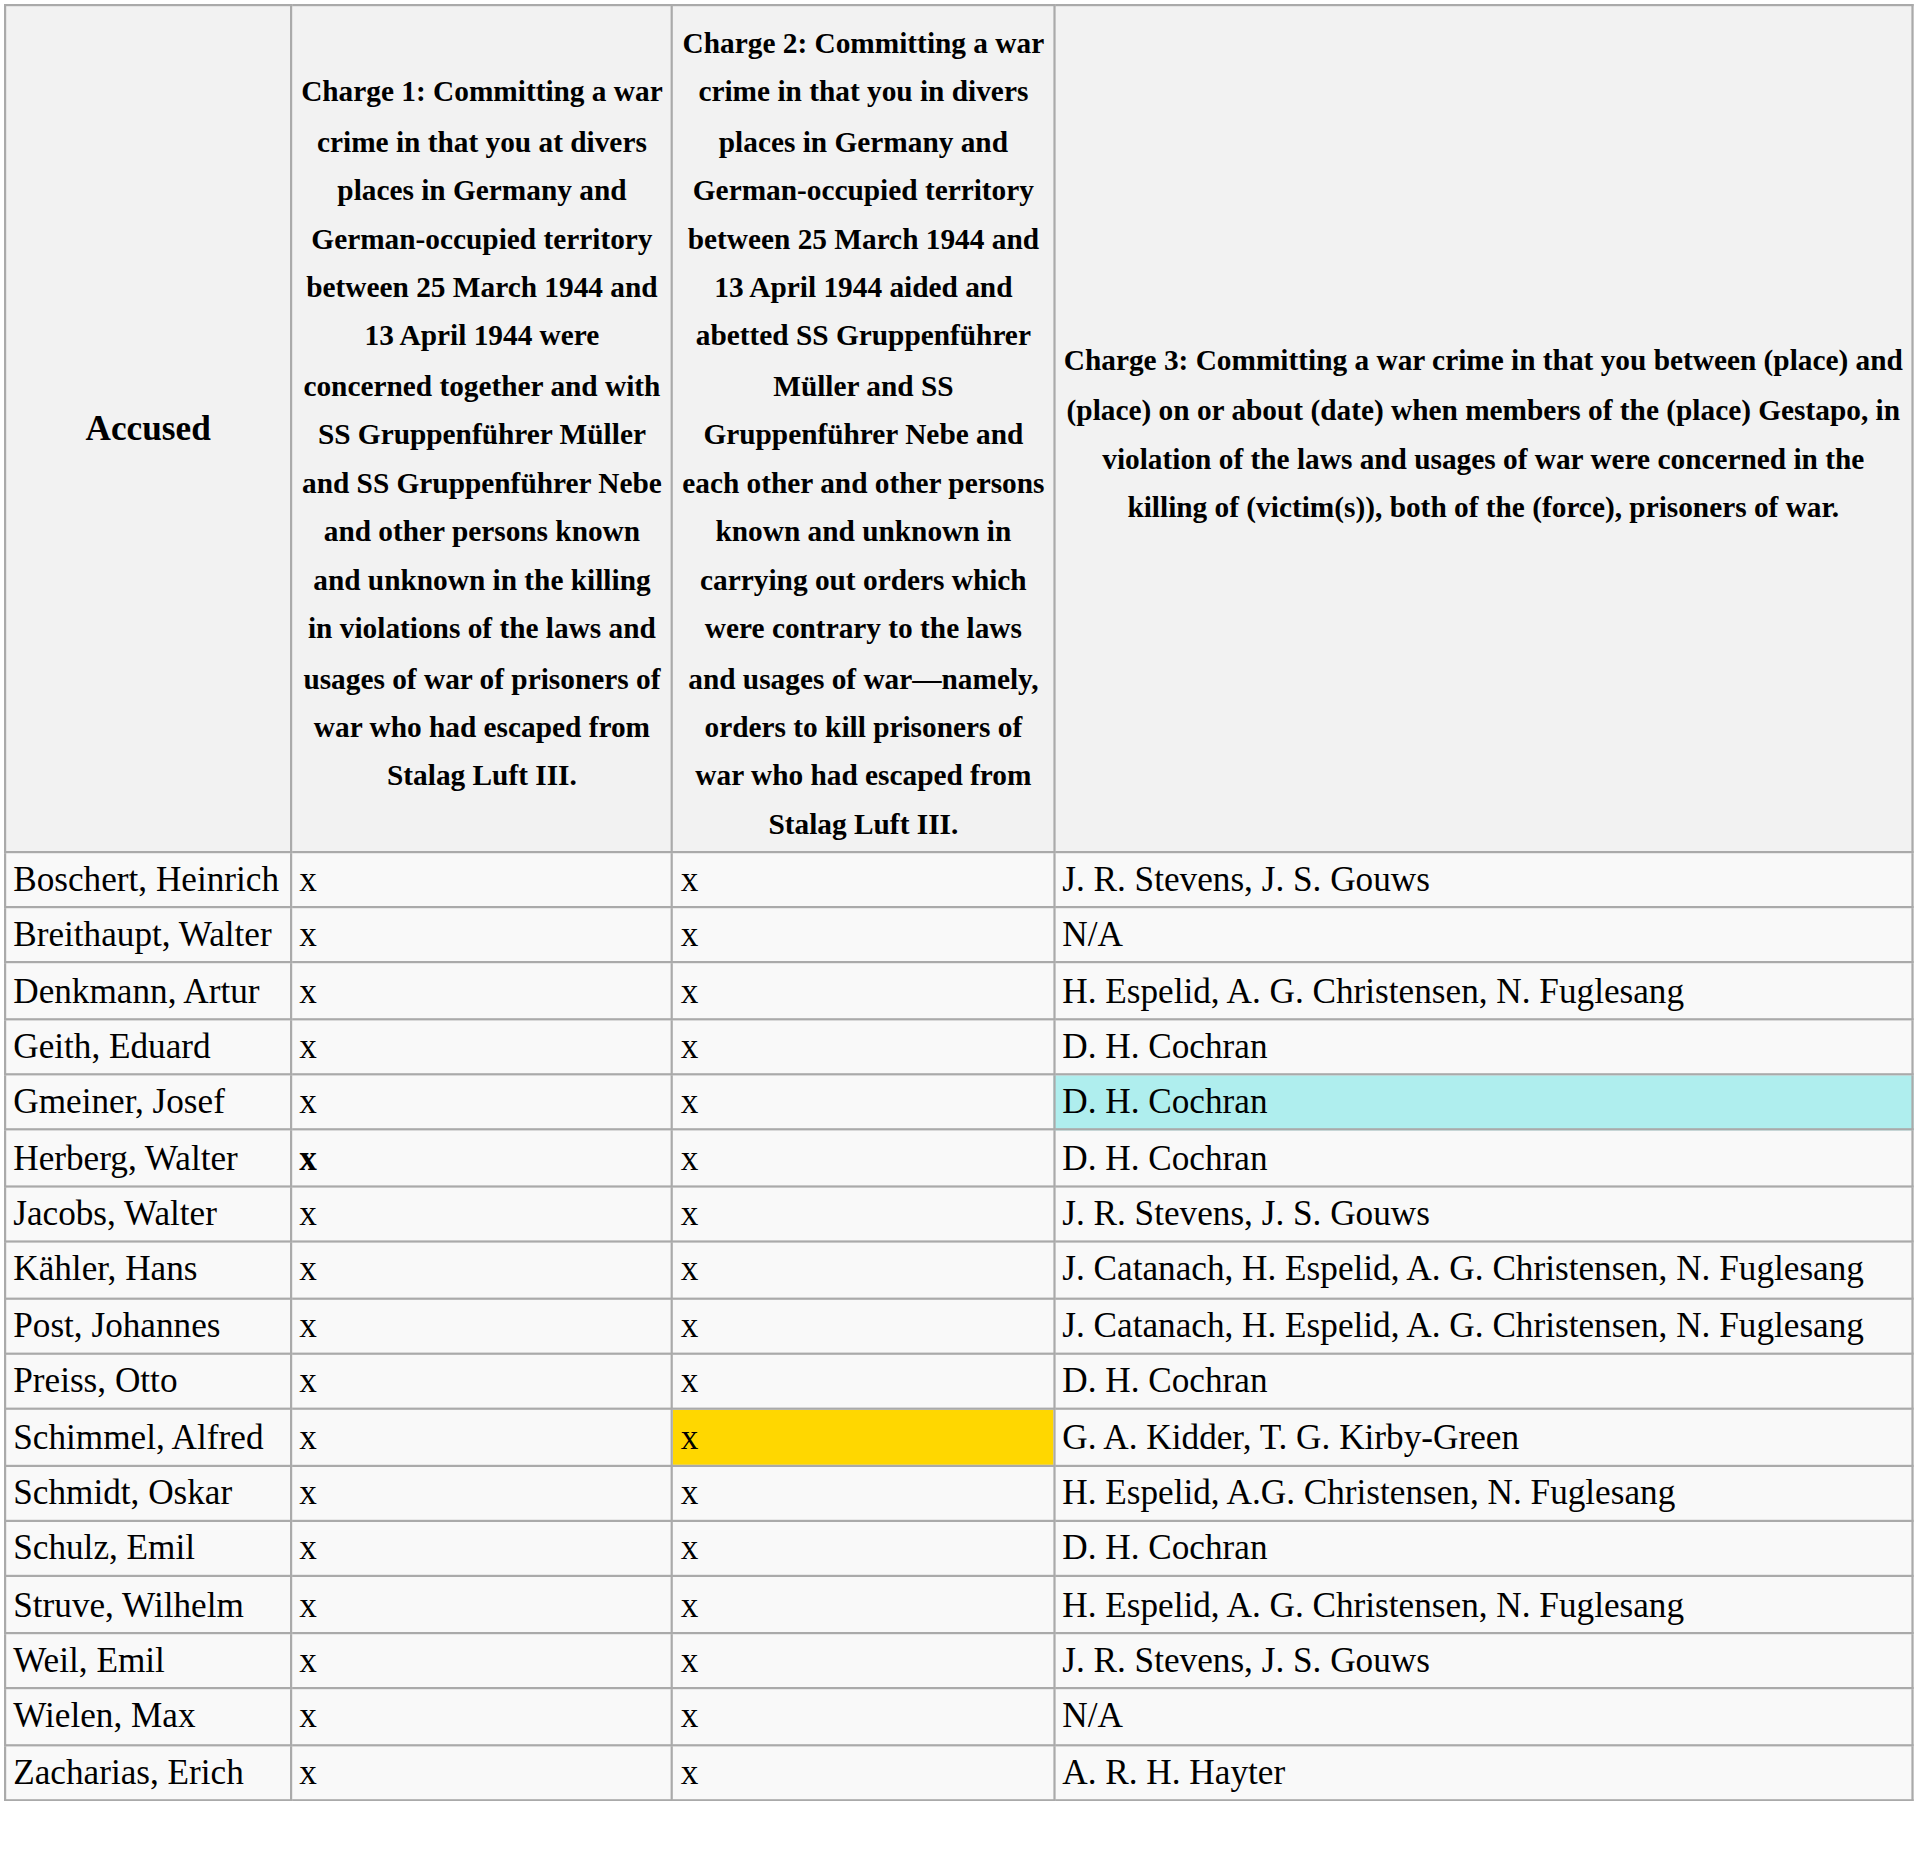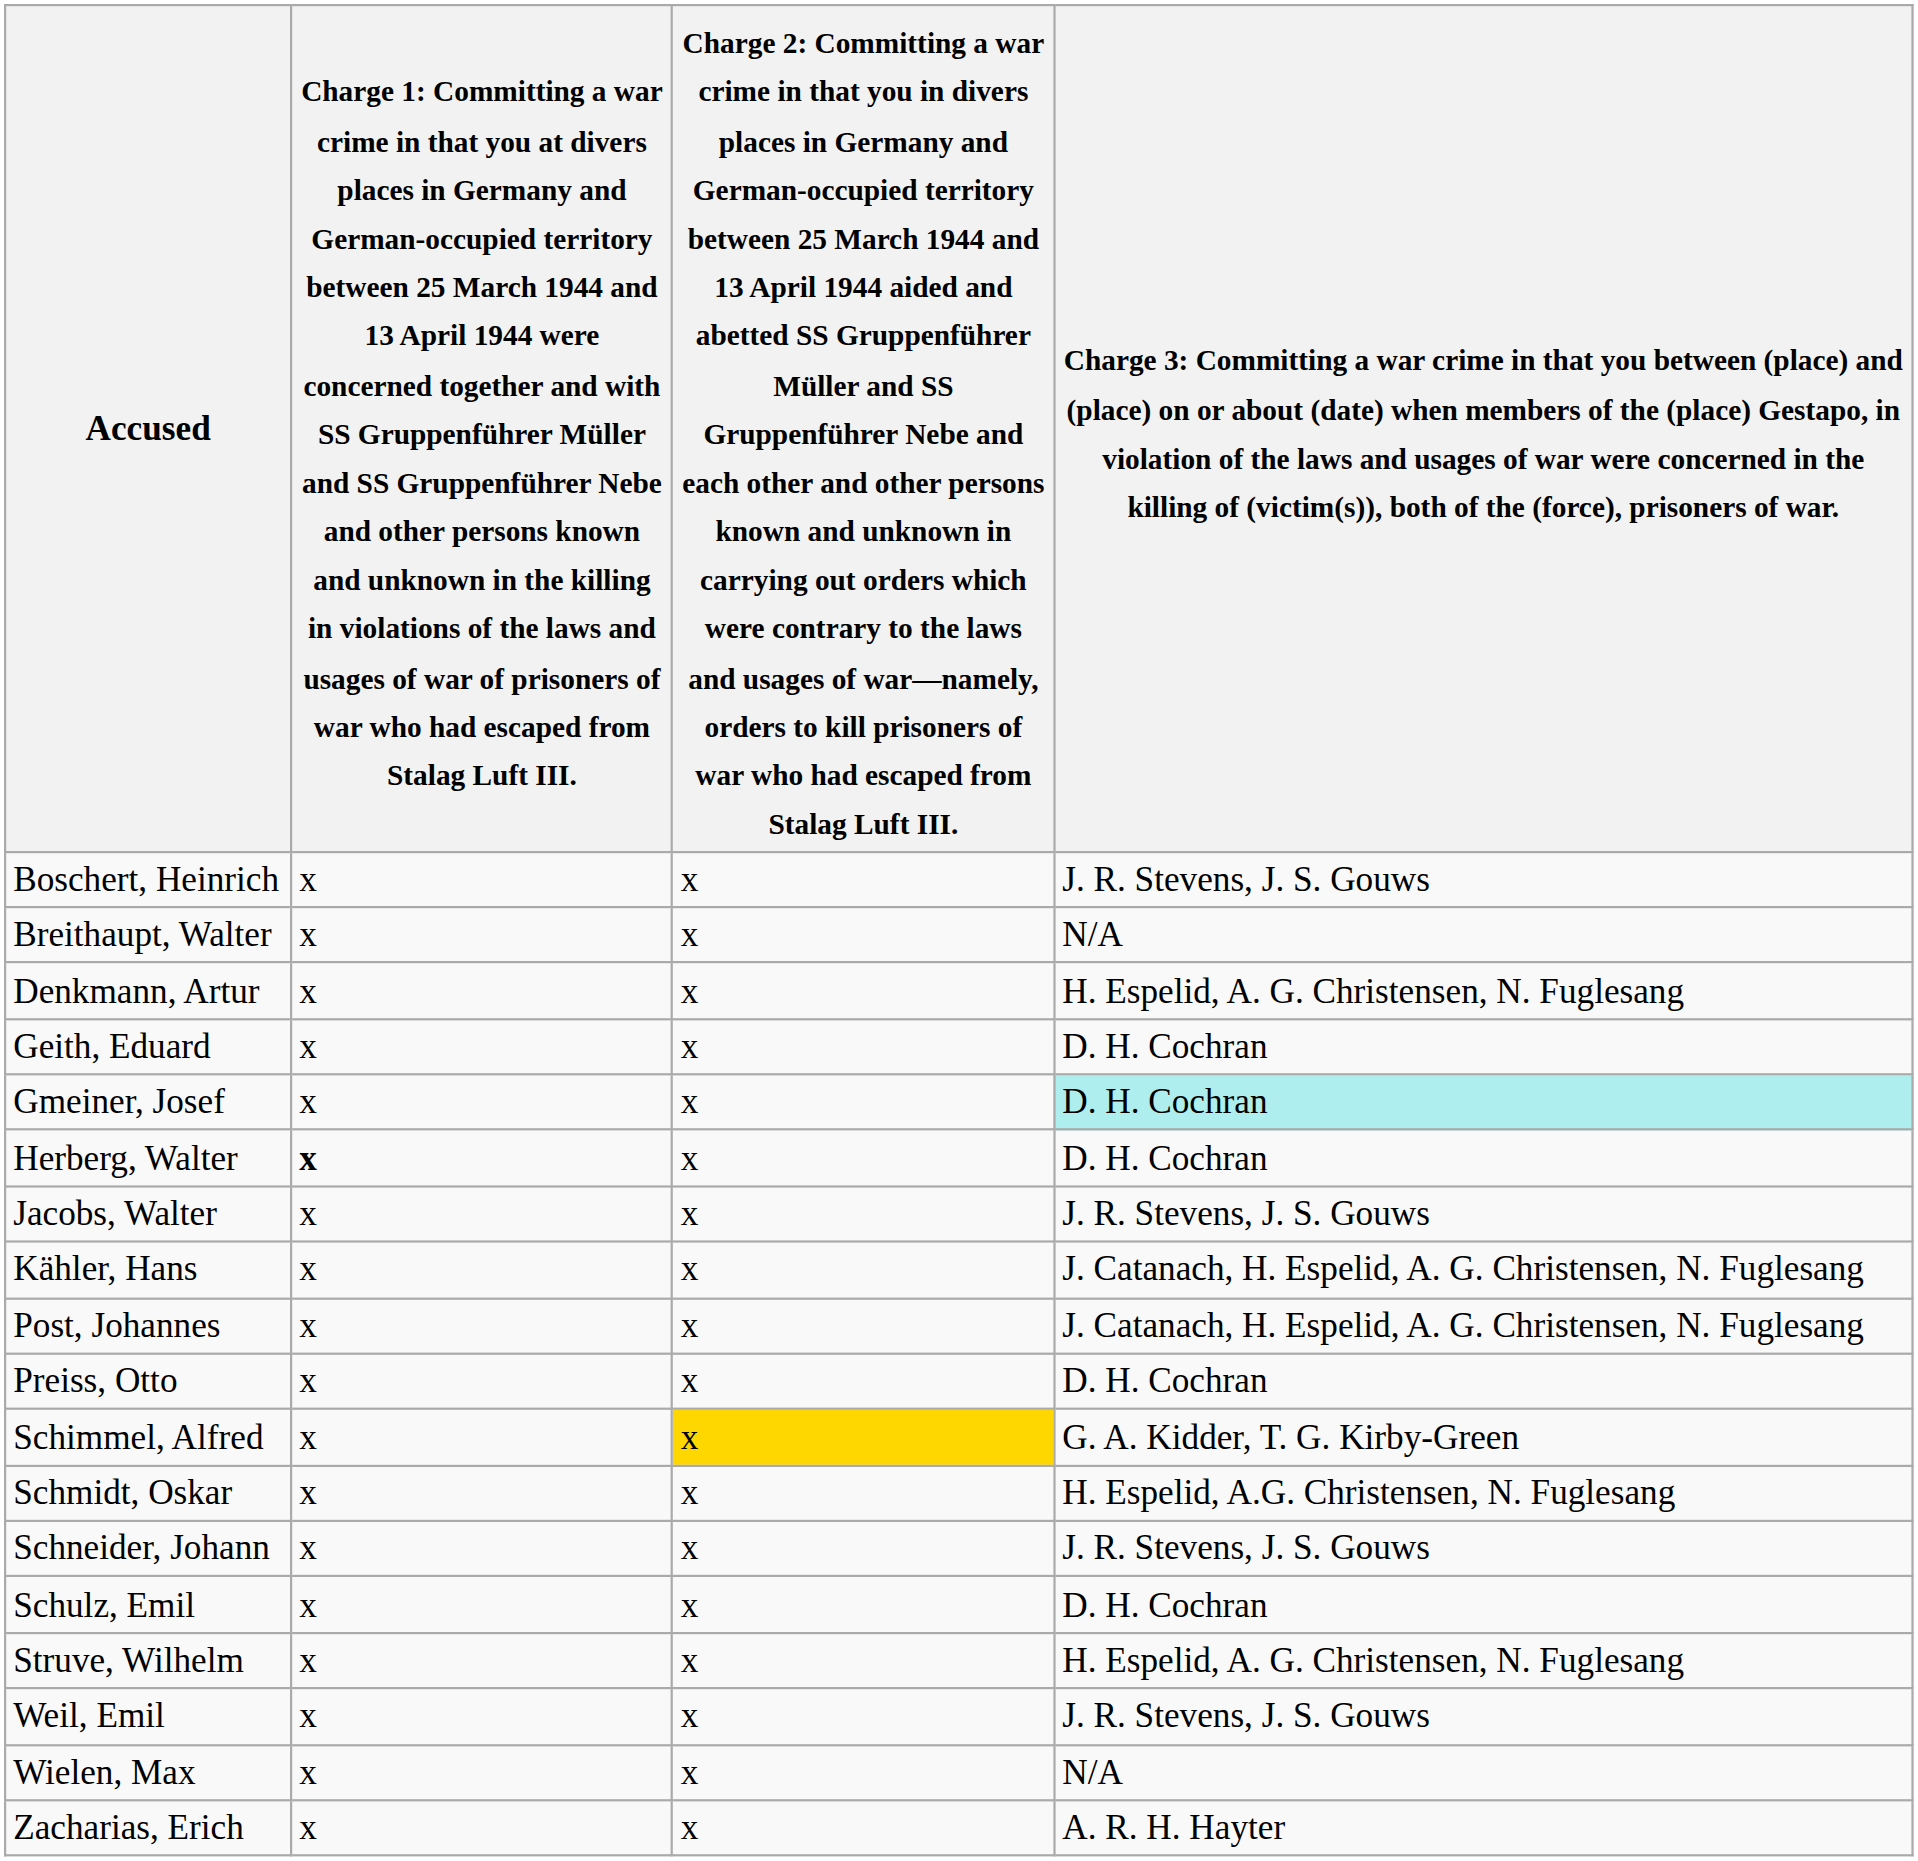+ row: (142, 1548)
